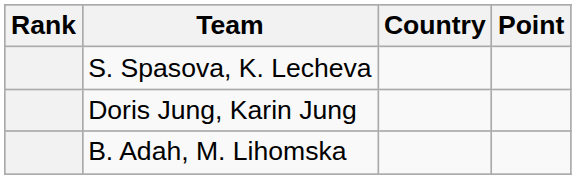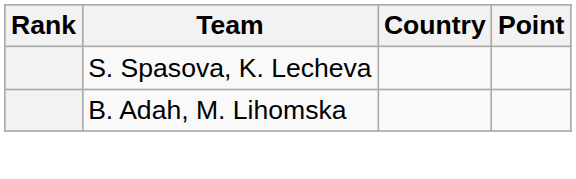- row: (222, 109)
